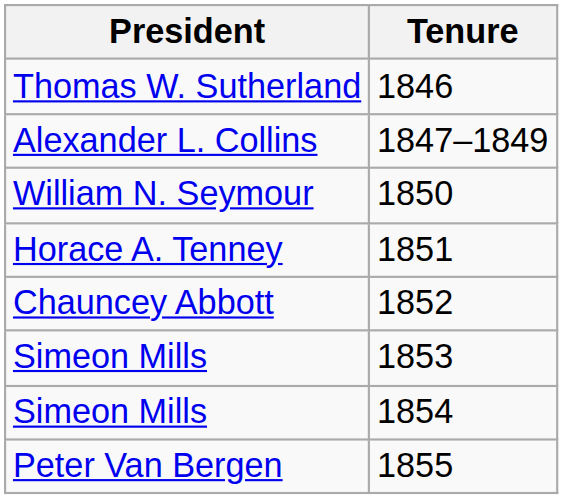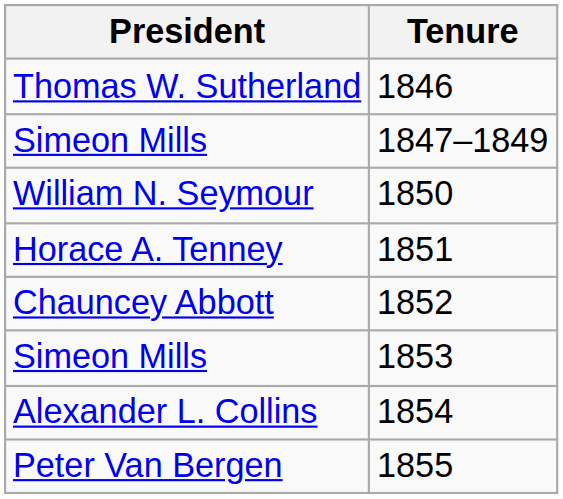(165, 140) Alexander L. Collins -> (110, 140) Simeon Mills
(110, 411) Simeon Mills -> (165, 411) Alexander L. Collins
